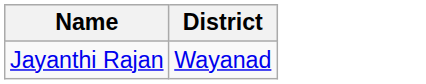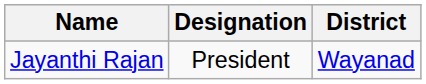+ column: (241, 22)
